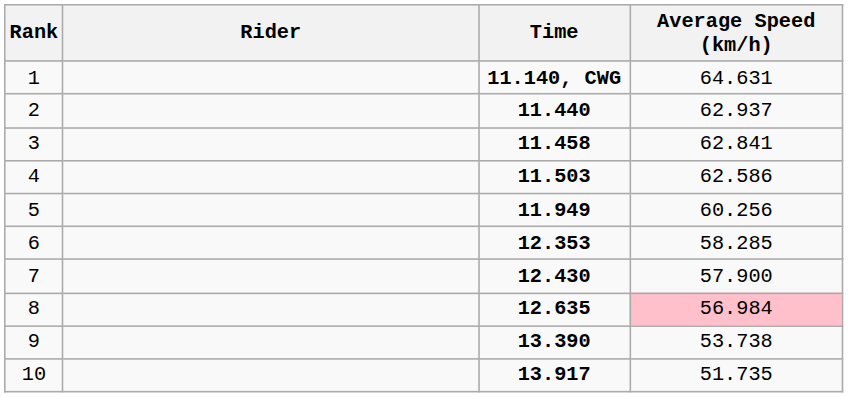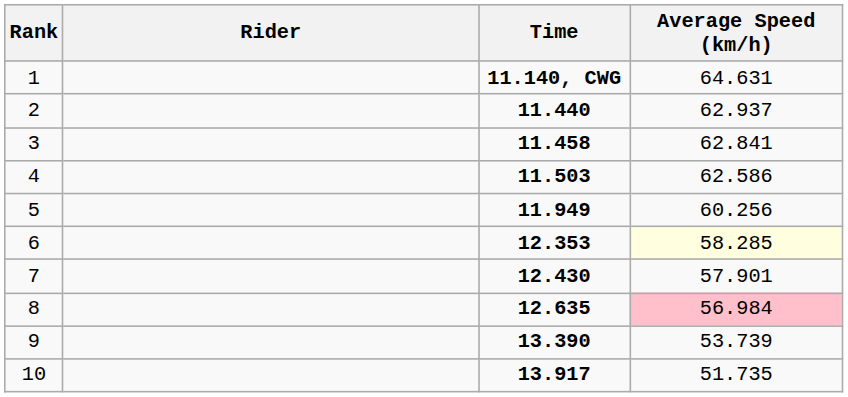(736, 243) no background -> (736, 243) lightyellow background
(736, 276) 57.900 -> (736, 276) 57.901
(736, 342) 53.738 -> (736, 342) 53.739
